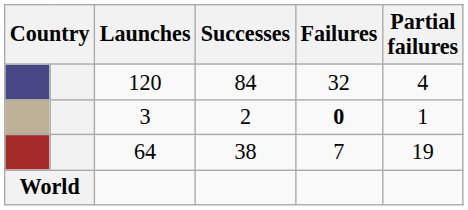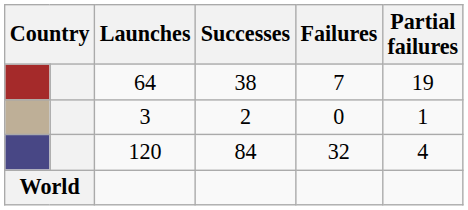rows swapped: (145, 151) <-> (145, 81)
(339, 116) bold -> (339, 116) normal
